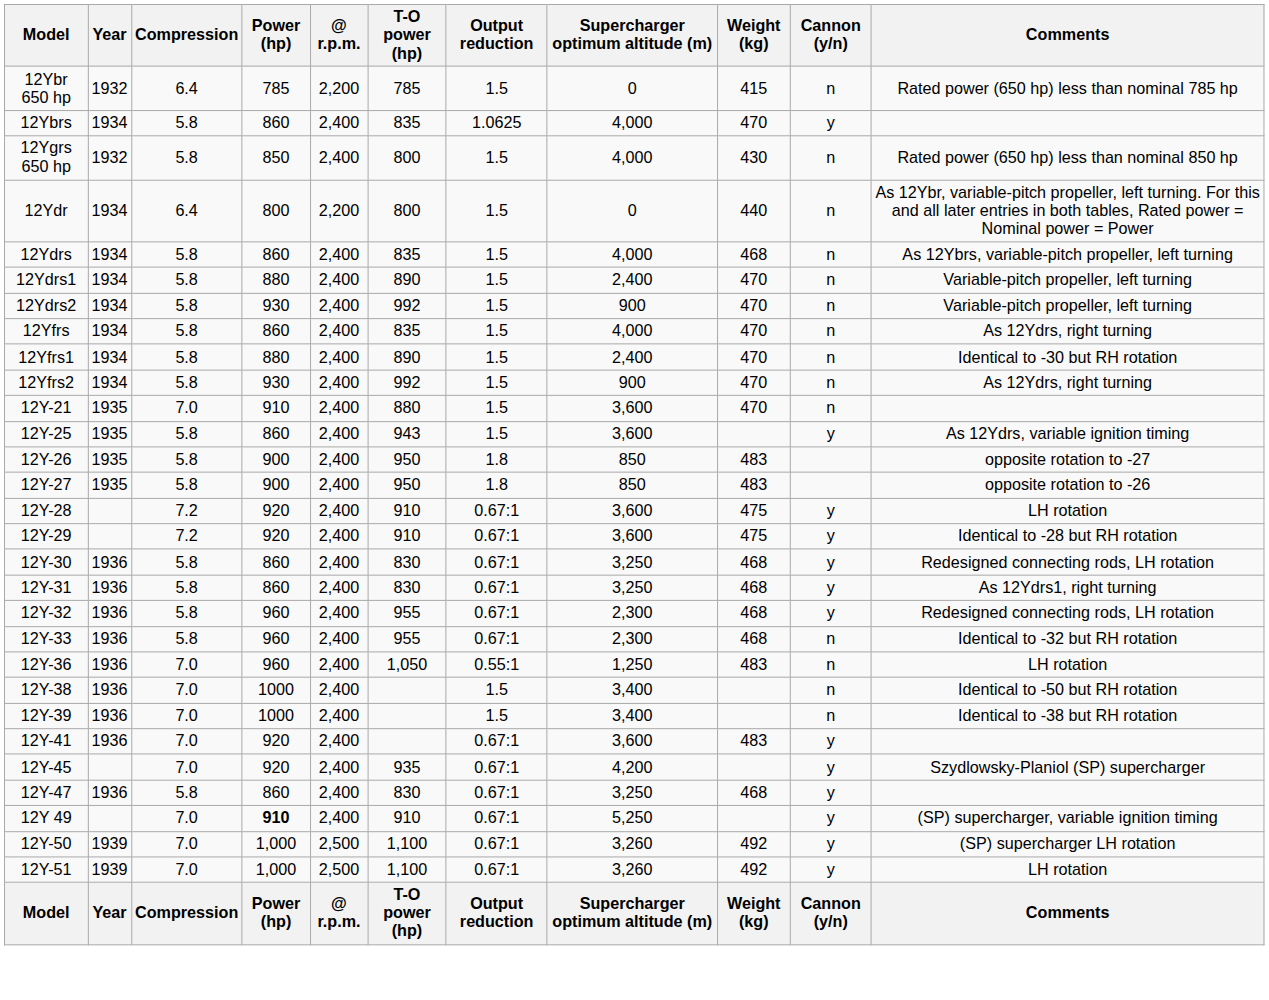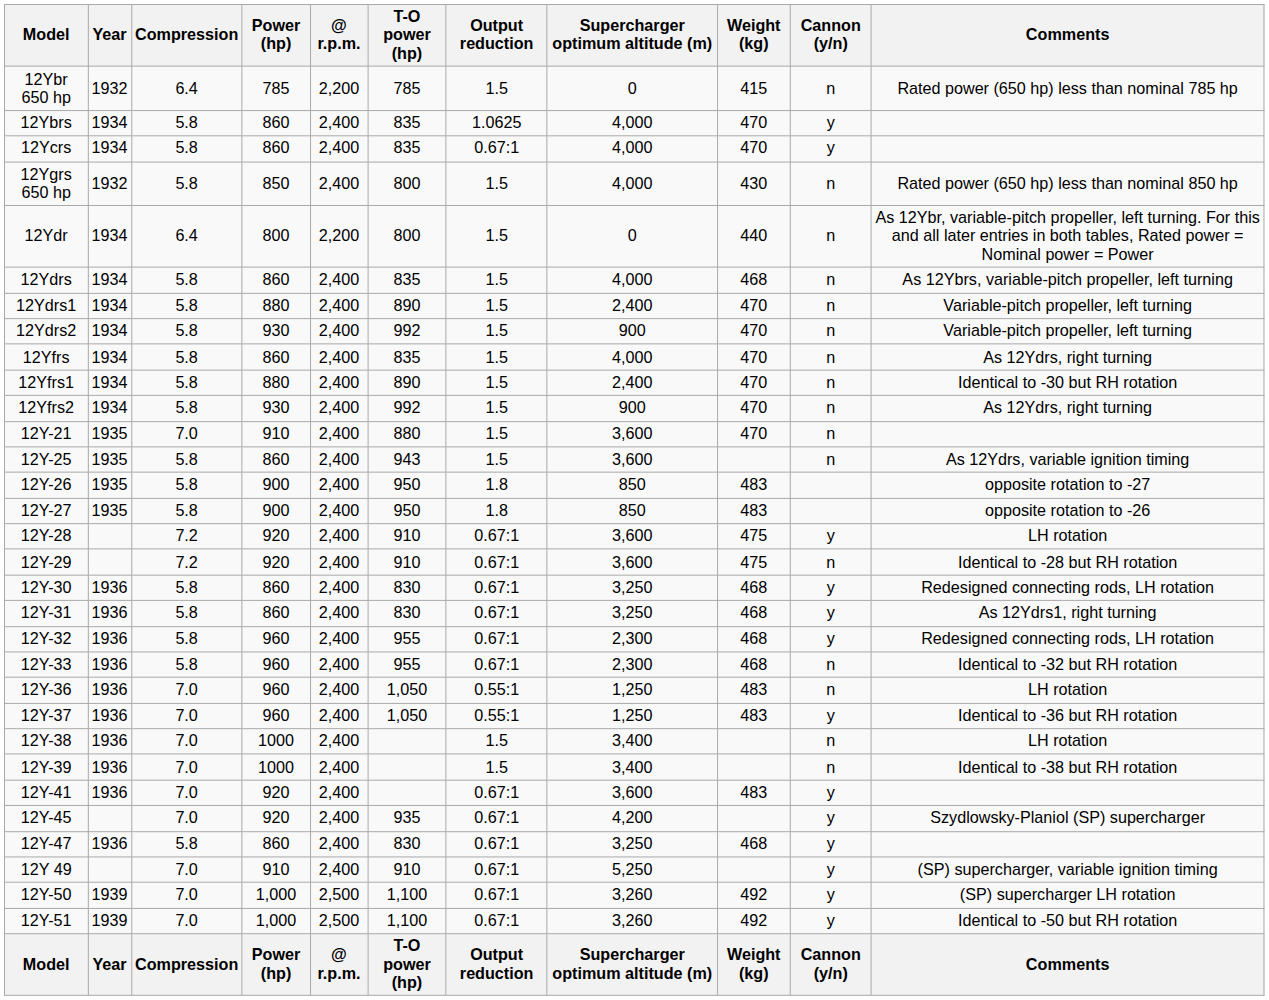+ row: (46, 148)
(831, 433) y -> (831, 459) n
(831, 536) y -> (831, 562) n
+ row: (46, 715)
(1068, 690) Identical to -50 but RH rotation -> (1068, 741) LH rotation
(276, 818) bold -> (276, 869) normal
(1068, 869) LH rotation -> (1068, 920) Identical to -50 but RH rotation
